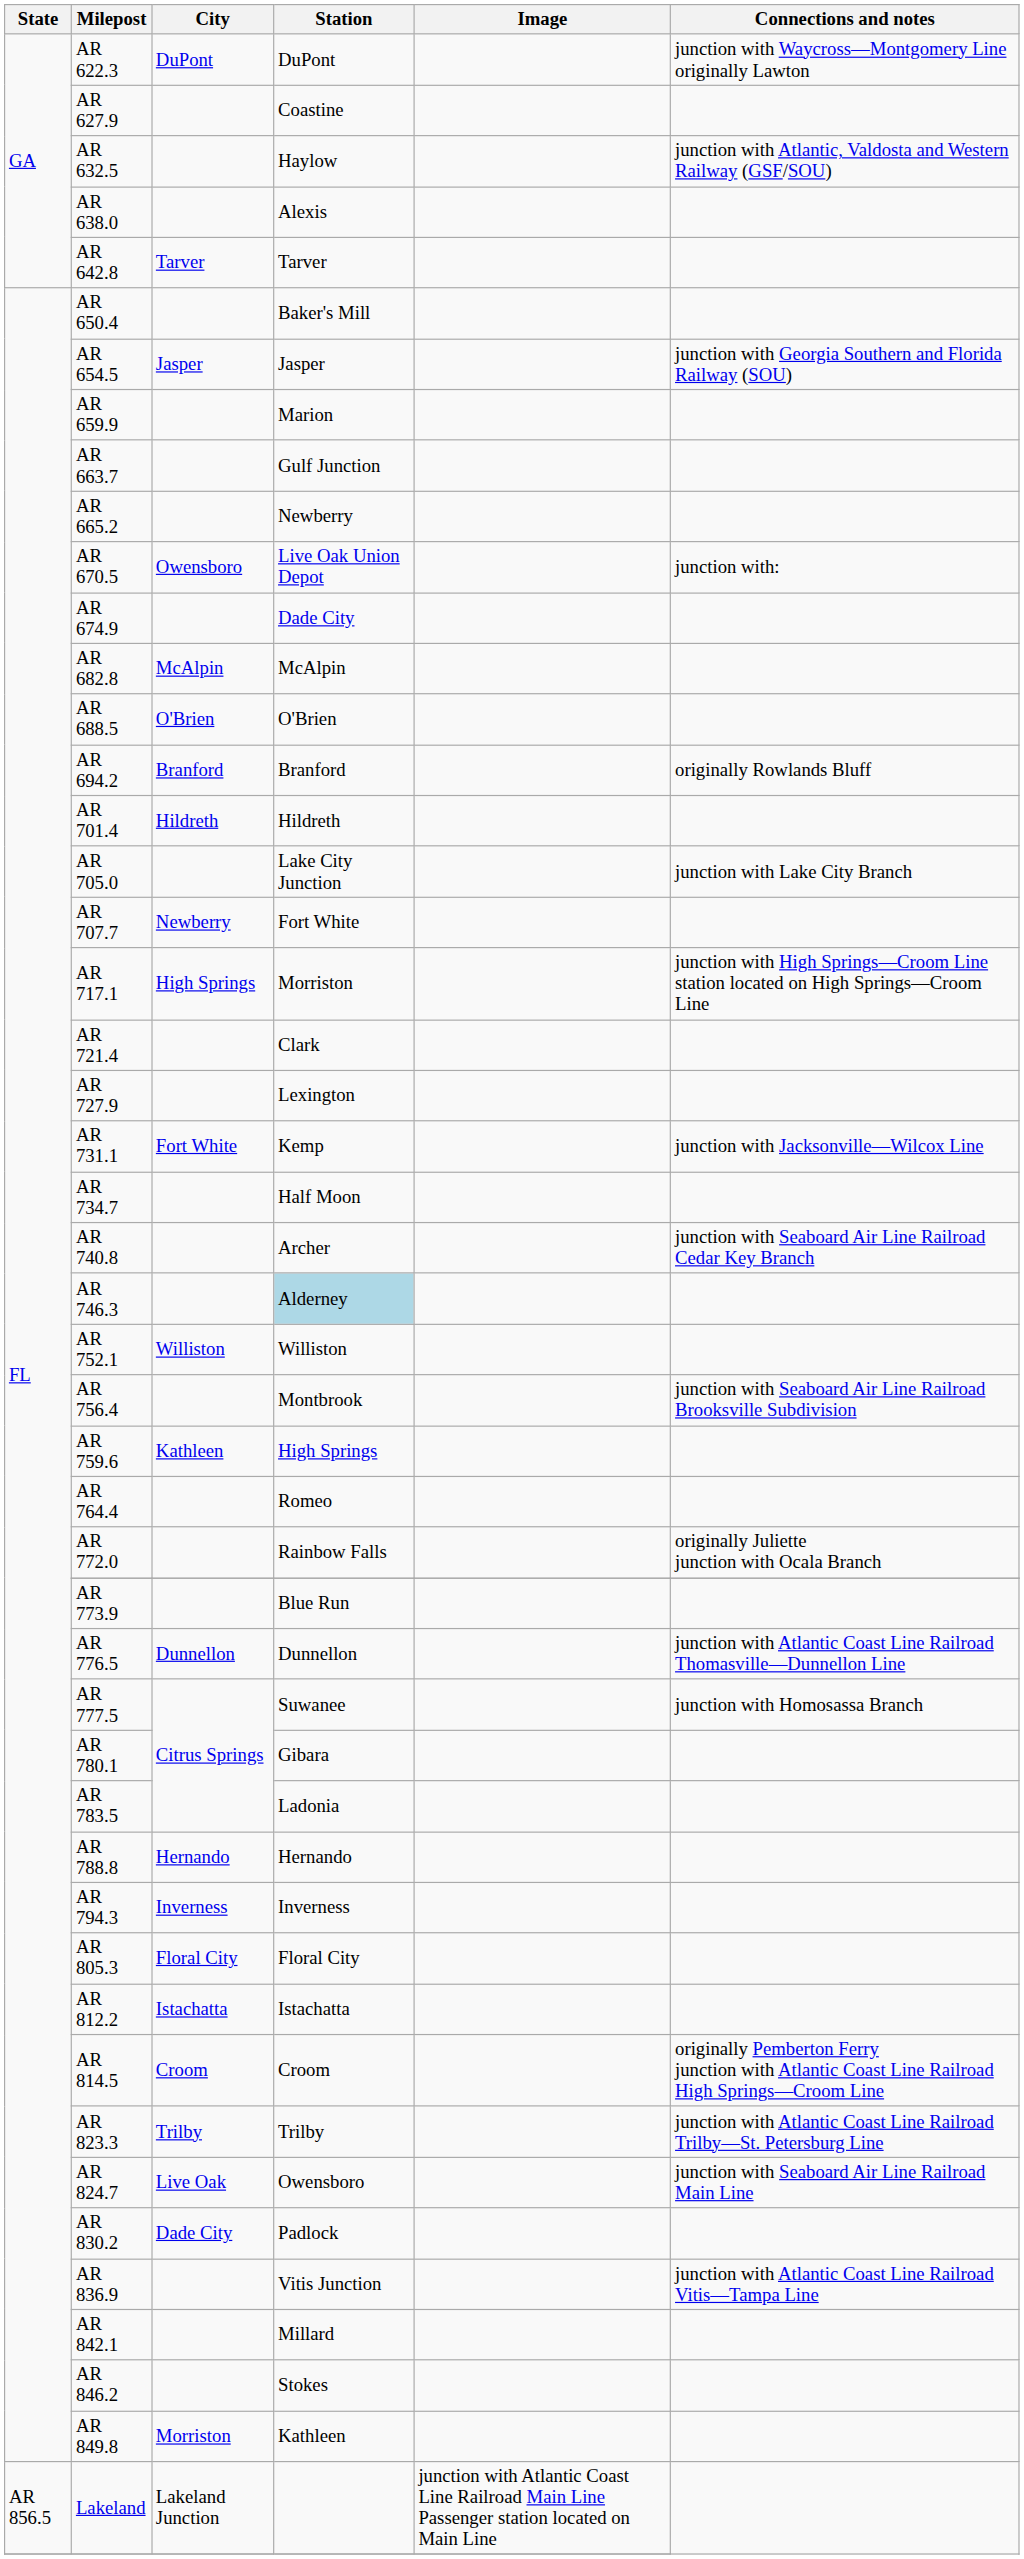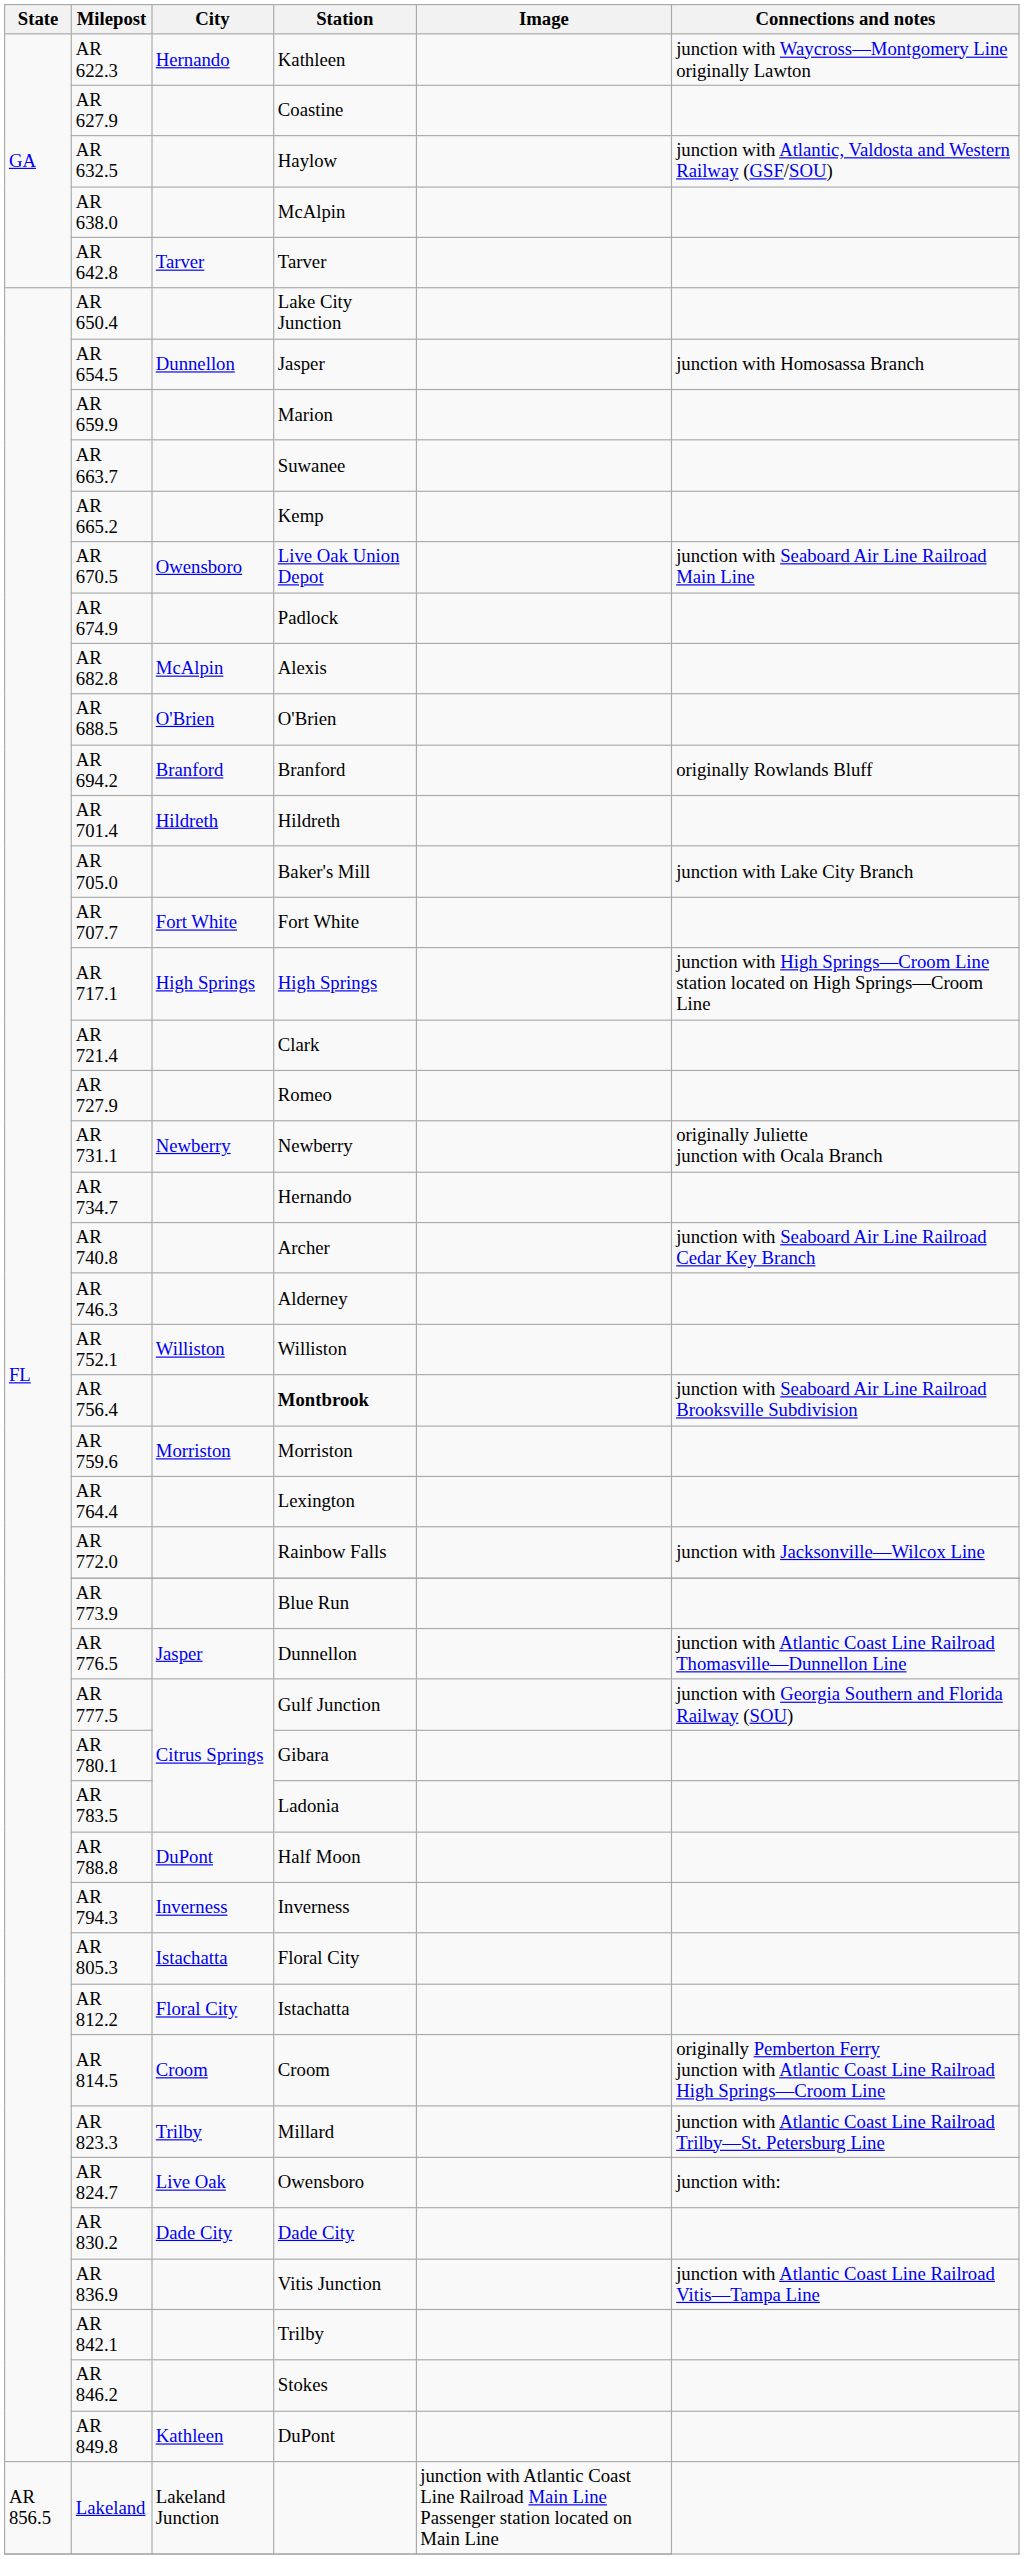(184, 59) DuPont -> (193, 59) Hernando
(307, 59) DuPont -> (312, 59) Kathleen
(302, 211) Alexis -> (312, 211) McAlpin
(324, 313) Baker's Mill -> (315, 313) Lake City Junction
(179, 364) Jasper -> (195, 364) Dunnellon
(838, 364) junction with Georgia Southern and Florida Railway (SOU) -> (800, 364) junction with Homosassa Branch
(329, 465) Gulf Junction -> (312, 465) Suwanee
(315, 516) Newberry -> (301, 516) Kemp
(727, 567) junction with: -> (831, 567) junction with Seaboard Air Line Railroad Main Line
(316, 617) Dade City -> (308, 617) Padlock
(312, 668) McAlpin -> (302, 668) Alexis
(315, 871) Lake City Junction -> (324, 871) Baker's Mill
(193, 922) Newberry -> (196, 922) Fort White
(315, 983) Morriston -> (328, 983) High Springs
(317, 1095) Lexington -> (305, 1095) Romeo
(197, 1146) Fort White -> (193, 1146) Newberry
(301, 1146) Kemp -> (315, 1146) Newberry
(829, 1146) junction with Jacksonville—Wilcox Line -> (779, 1146) originally Juliette junction with Ocala Branch
(319, 1197) Half Moon -> (315, 1197) Hernando
(313, 1298) lightblue background -> (313, 1298) no background
(320, 1400) normal -> (323, 1400) bold
(190, 1450) Kathleen -> (193, 1450) Morriston
(328, 1450) High Springs -> (315, 1450) Morriston
(305, 1501) Romeo -> (316, 1501) Lexington
(778, 1552) originally Juliette junction with Ocala Branch -> (830, 1552) junction with Jacksonville—Wilcox Line
(195, 1653) Dunnellon -> (179, 1653) Jasper
(312, 1704) Suwanee -> (329, 1704) Gulf Junction
(799, 1704) junction with Homosassa Branch -> (840, 1704) junction with Georgia Southern and Florida Railway (SOU)
(193, 1856) Hernando -> (184, 1856) DuPont
(315, 1856) Hernando -> (319, 1856) Half Moon
(197, 1958) Floral City -> (192, 1958) Istachatta
(192, 2009) Istachatta -> (197, 2009) Floral City
(301, 2131) Trilby -> (306, 2131) Millard
(830, 2182) junction with Seaboard Air Line Railroad Main Line -> (728, 2182) junction with:
(308, 2233) Padlock -> (316, 2233) Dade City
(306, 2334) Millard -> (301, 2334) Trilby
(193, 2436) Morriston -> (190, 2436) Kathleen
(312, 2436) Kathleen -> (306, 2436) DuPont
